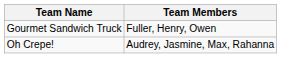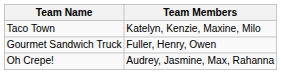+ row: (31, 28)
